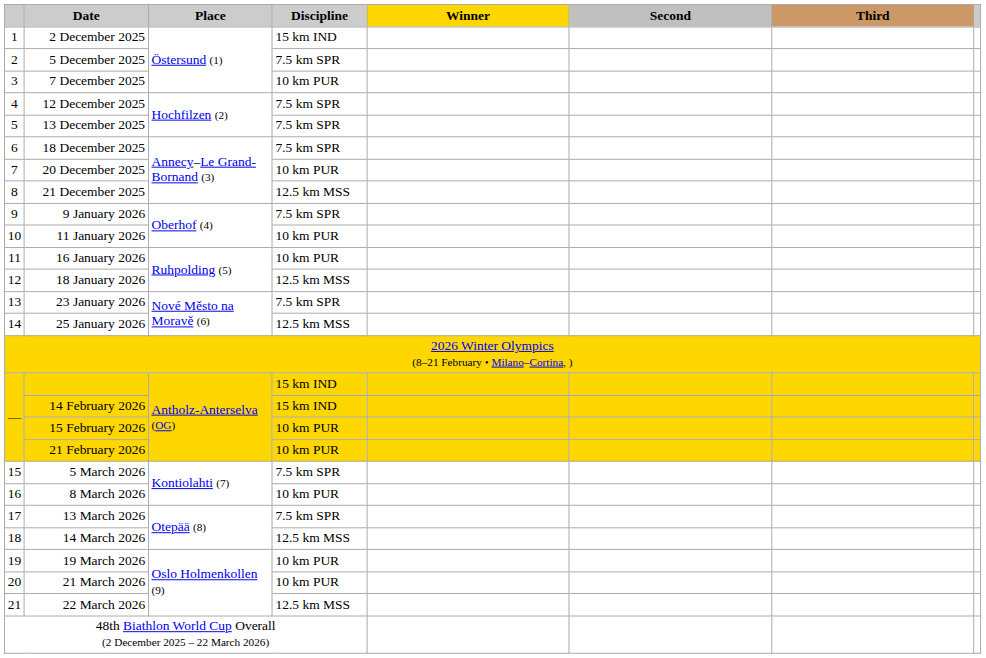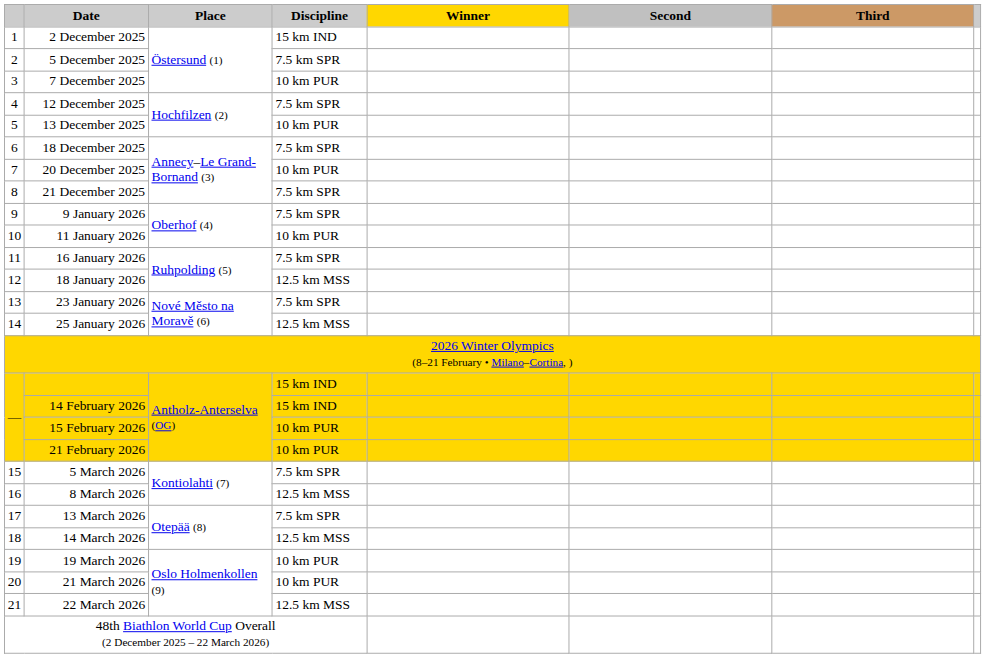(308, 125) 7.5 km SPR -> (307, 125) 10 km PUR
(313, 191) 12.5 km MSS -> (308, 191) 7.5 km SPR
(307, 257) 10 km PUR -> (308, 257) 7.5 km SPR
(307, 494) 10 km PUR -> (313, 494) 12.5 km MSS
